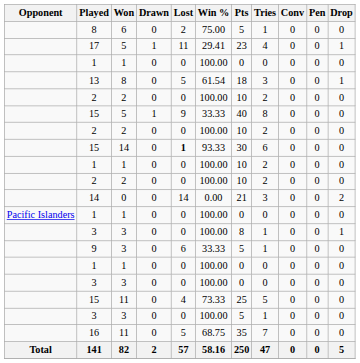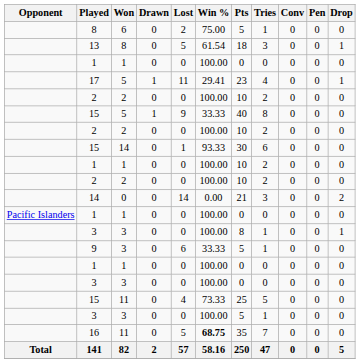rows swapped: (94, 47) <-> (94, 80)
(183, 148) bold -> (183, 148) normal
(214, 333) normal -> (214, 333) bold
